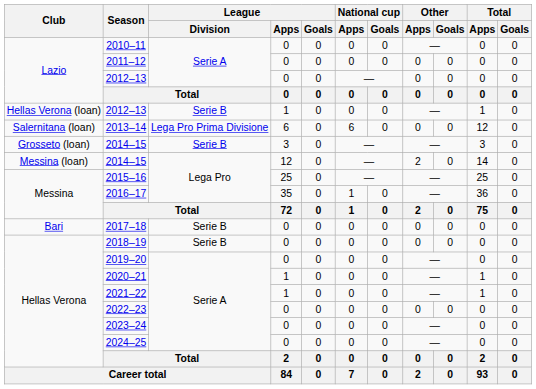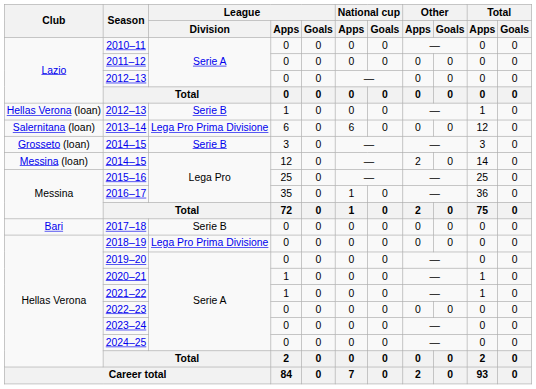(210, 243) Serie B -> (210, 243) Lega Pro Prima Divisione
